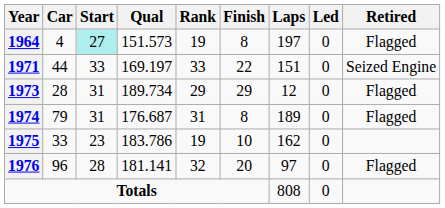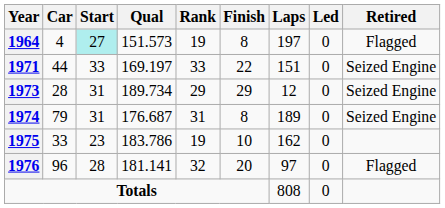(391, 91) Flagged -> (391, 91) Seized Engine
(391, 116) Flagged -> (391, 116) Seized Engine
